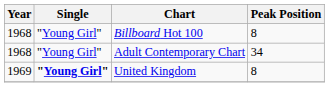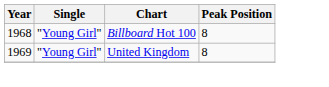- row: (180, 52)
(73, 71) bold -> (69, 52) normal
